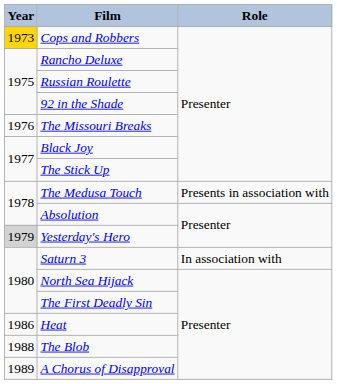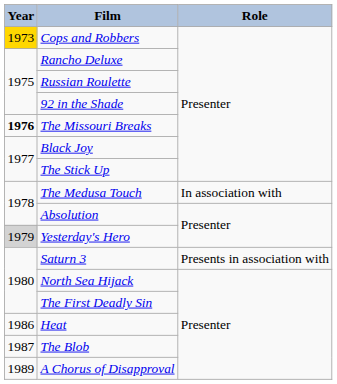(21, 125) normal -> (21, 125) bold
(255, 192) Presents in association with -> (231, 192) In association with
(231, 258) In association with -> (255, 258) Presents in association with
(21, 346) 1988 -> (21, 346) 1987
